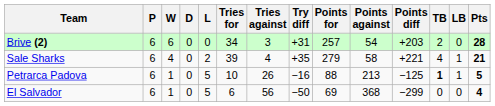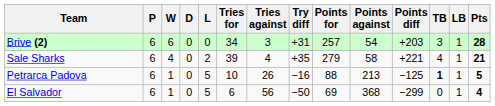(440, 42) 2 -> (440, 42) 3
(459, 42) 0 -> (459, 42) 1
(459, 93) 0 -> (459, 93) 1
